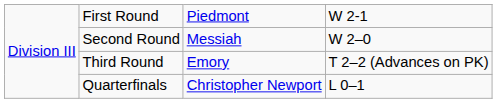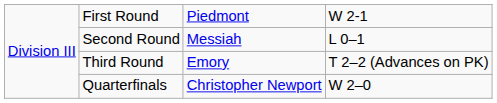(350, 39) W 2–0 -> (347, 39) L 0–1
(347, 86) L 0–1 -> (350, 86) W 2–0
